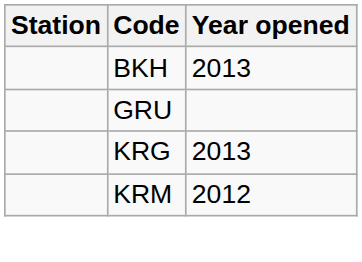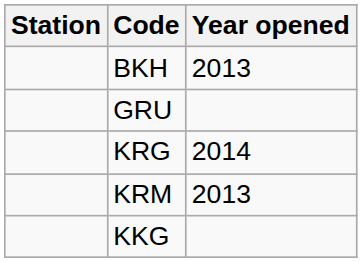(221, 151) 2013 -> (221, 151) 2014
(221, 194) 2012 -> (221, 194) 2013
+ row: (141, 236)
